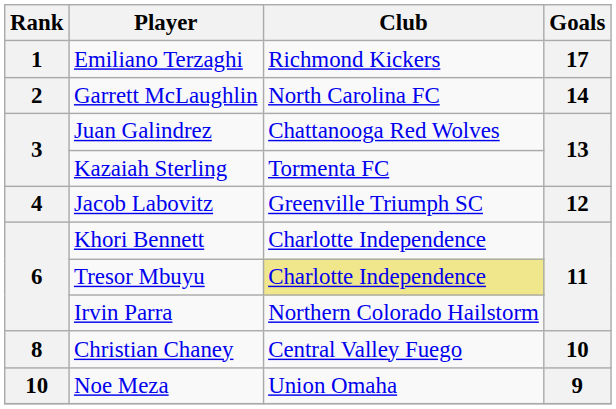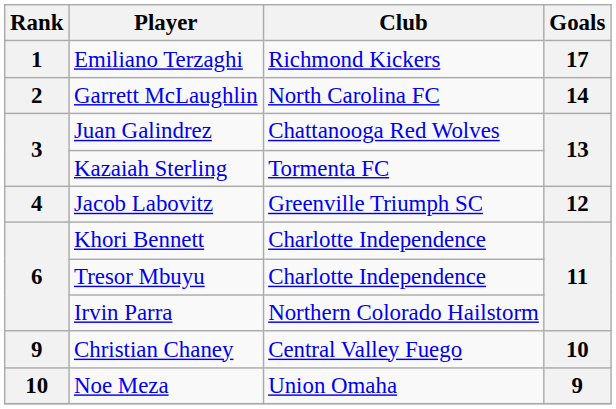(377, 276) khaki background -> (377, 276) no background
(37, 349) 8 -> (37, 349) 9
